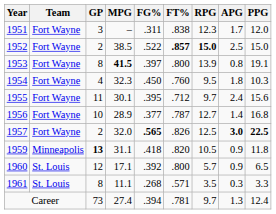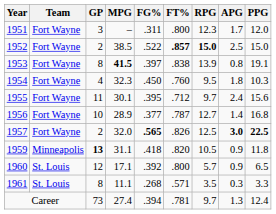(181, 30) .838 -> (181, 30) .800
(181, 64) .800 -> (181, 64) .838
